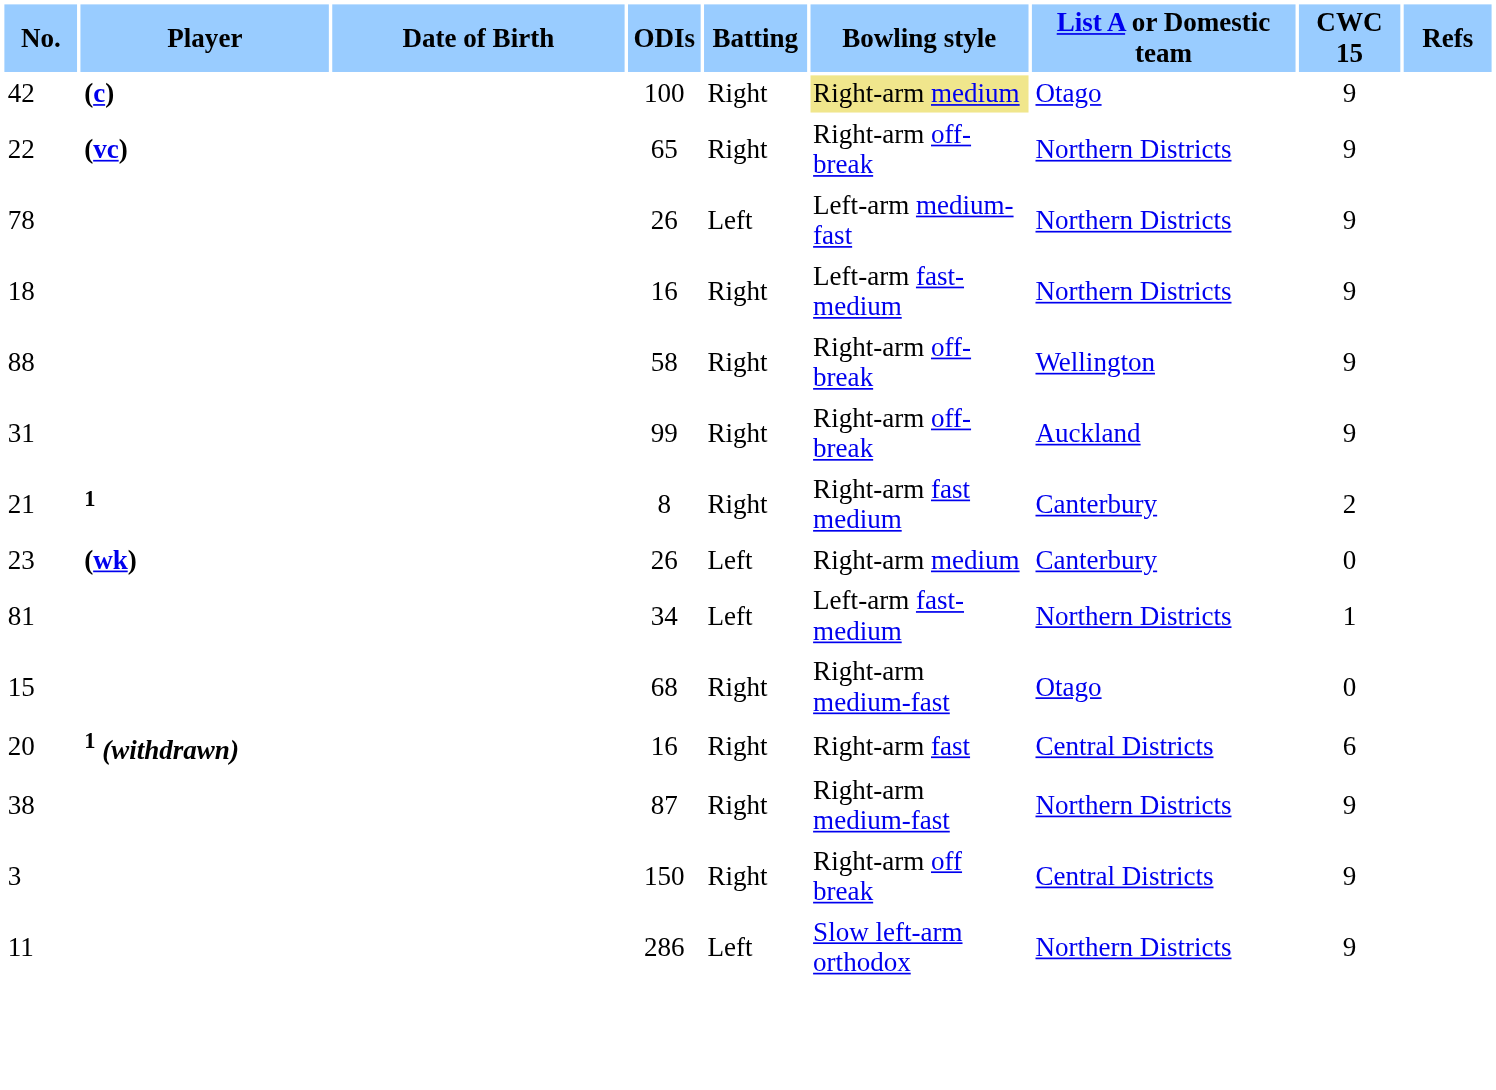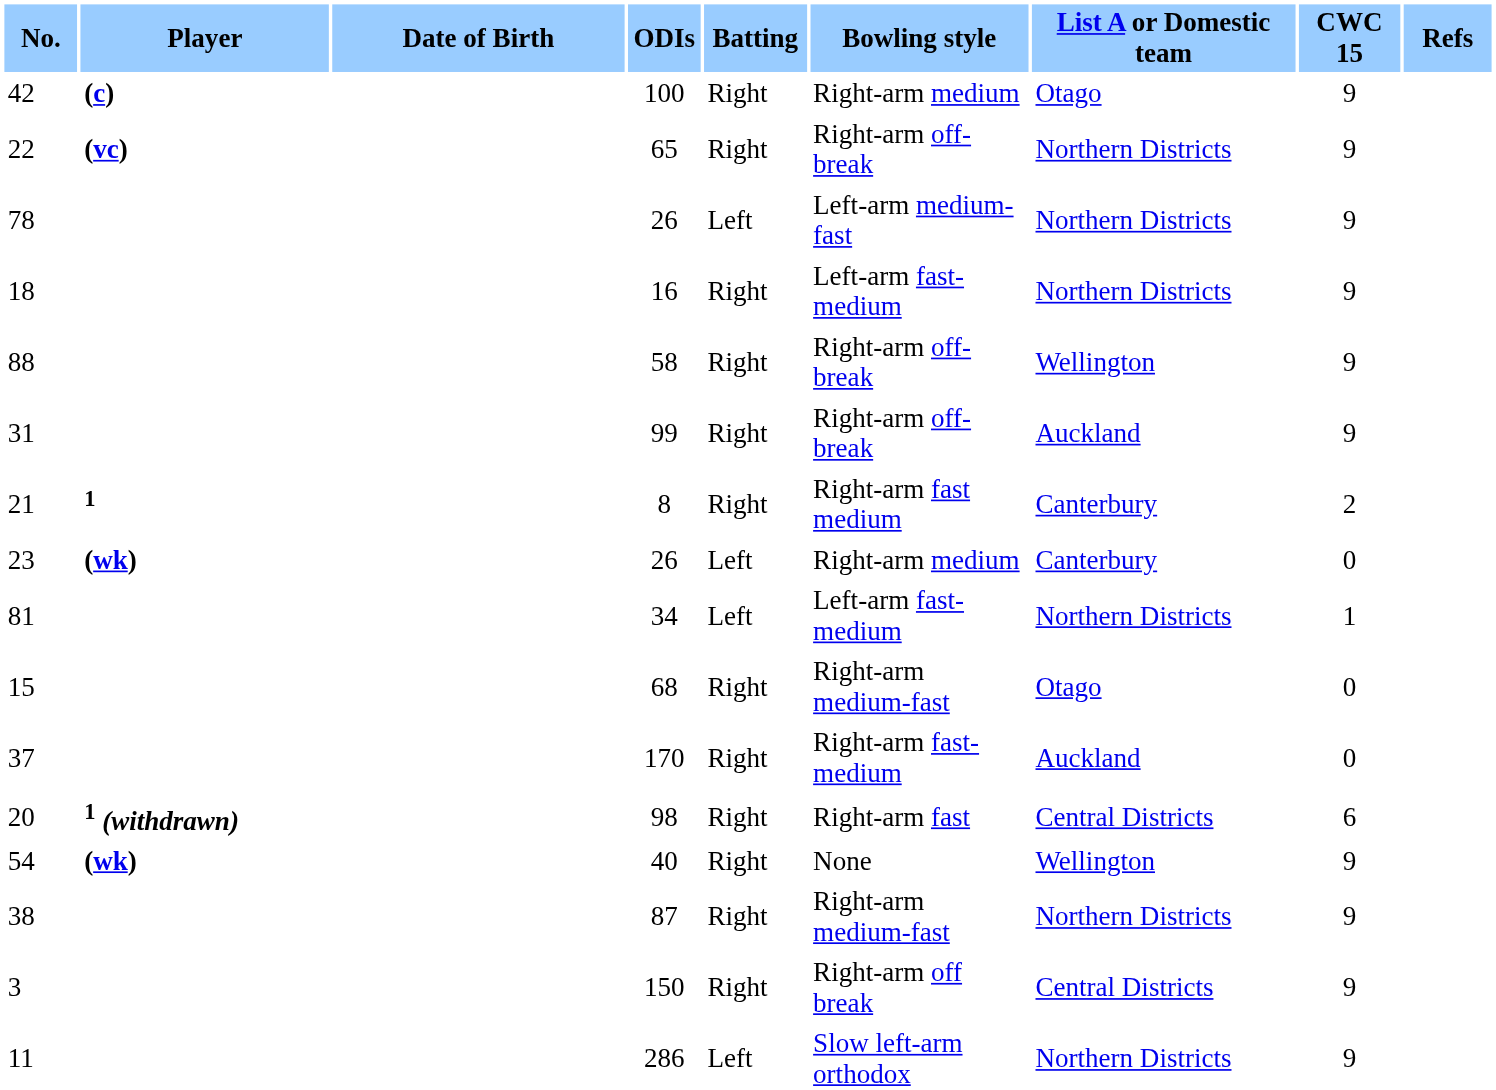(916, 93) khaki background -> (916, 93) no background
+ row: (21, 757)
(664, 746) 16 -> (664, 817) 98
+ row: (21, 861)
